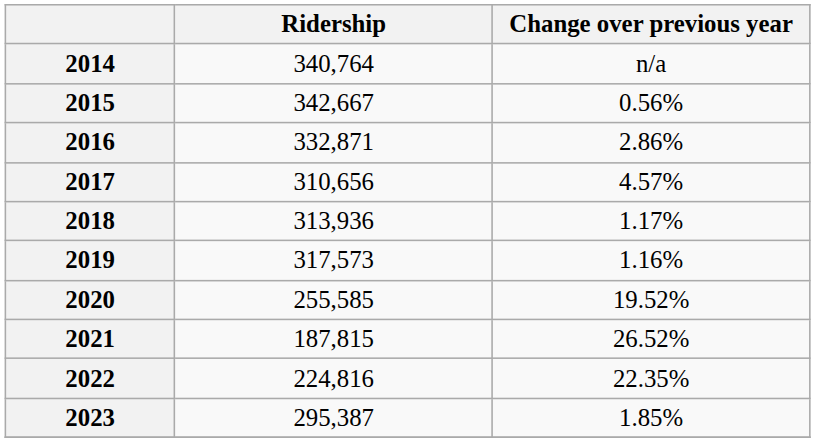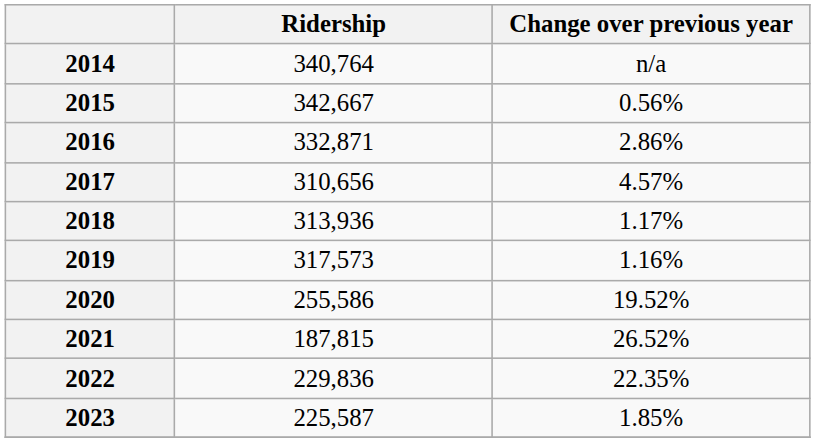(334, 299) 255,585 -> (334, 299) 255,586
(334, 378) 224,816 -> (334, 378) 229,836
(334, 417) 295,387 -> (334, 417) 225,587
